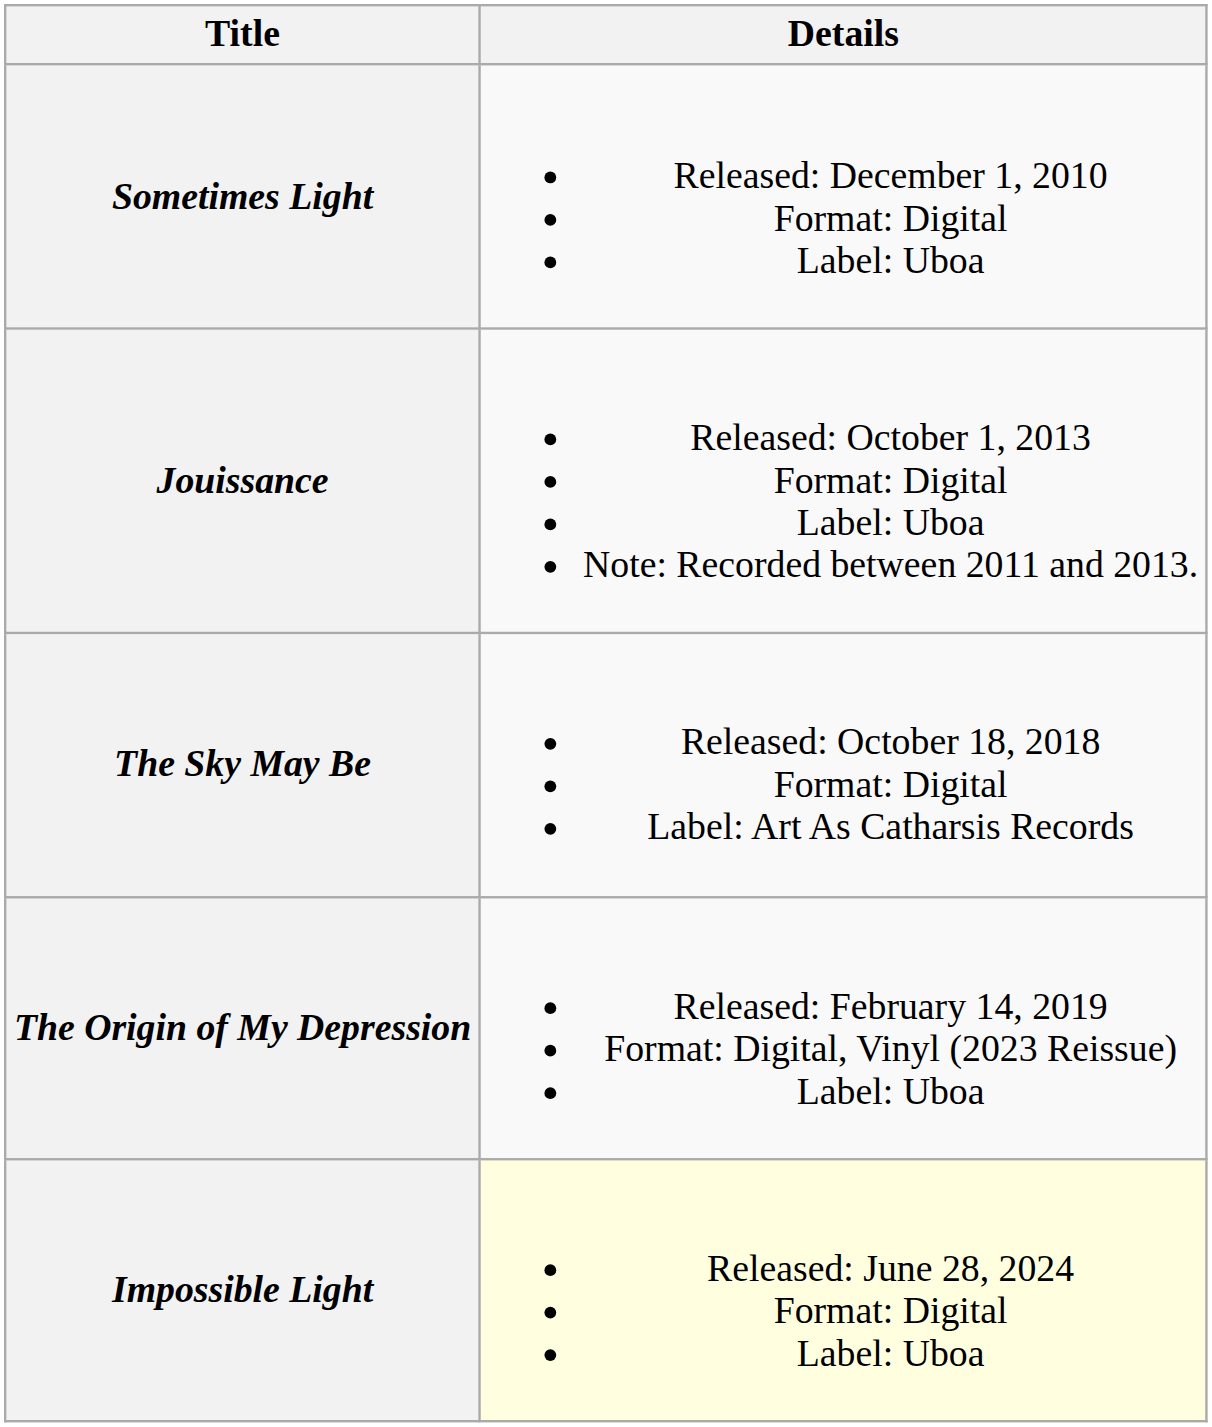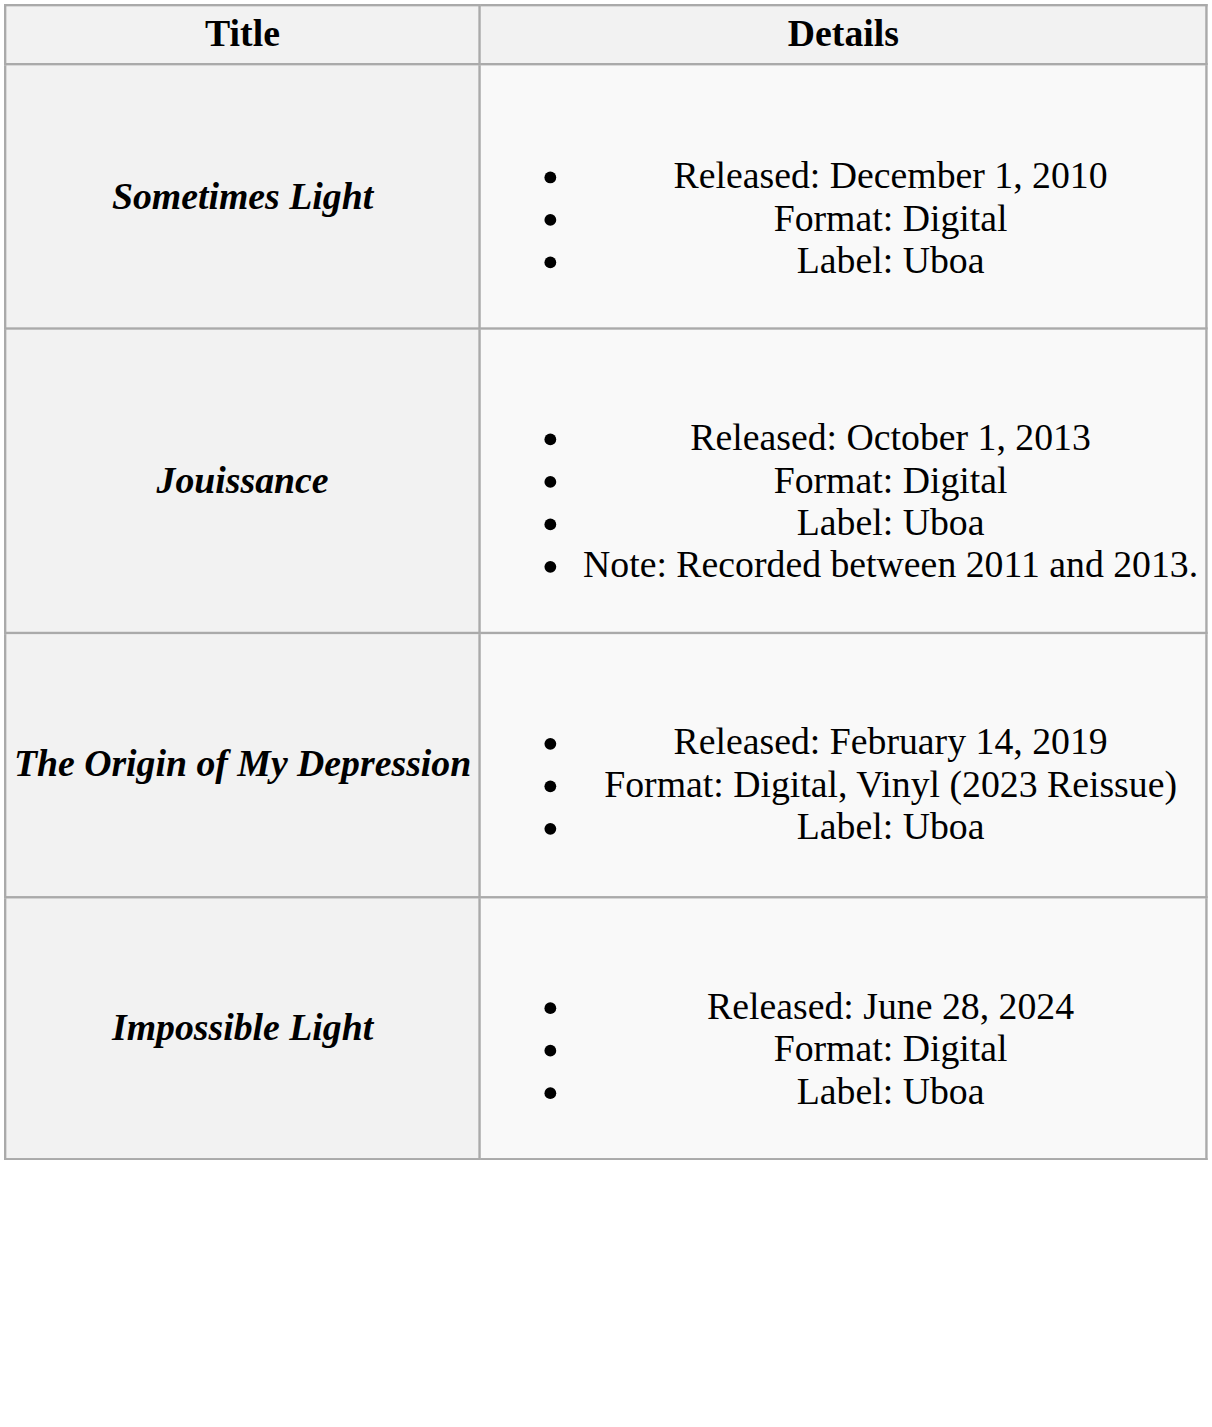- row: (243, 763)
(843, 1312) lightyellow background -> (843, 1049) no background
